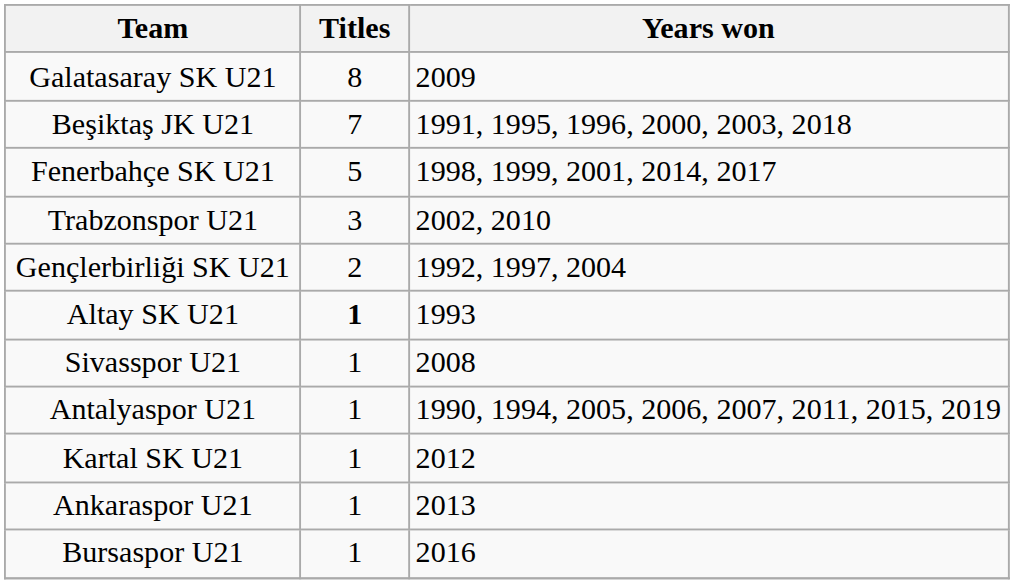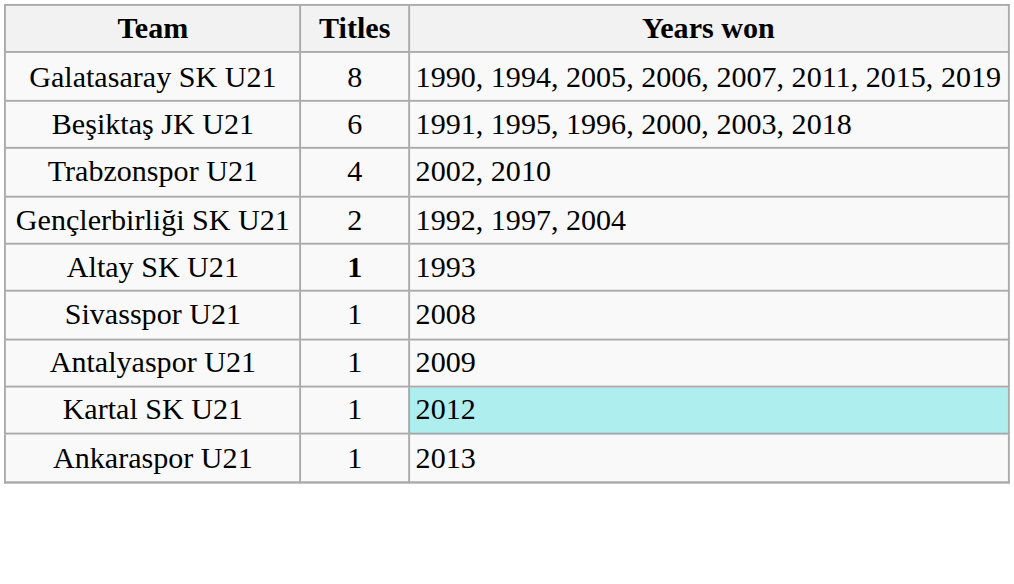(446, 76) 2009 -> (708, 76) 1990, 1994, 2005, 2006, 2007, 2011, 2015, 2019
(355, 123) 7 -> (355, 123) 6
- row: (153, 171)
(355, 219) 3 -> (355, 171) 4
(708, 409) 1990, 1994, 2005, 2006, 2007, 2011, 2015, 2019 -> (446, 362) 2009
(446, 457) no background -> (446, 409) paleturquoise background
- row: (153, 553)
